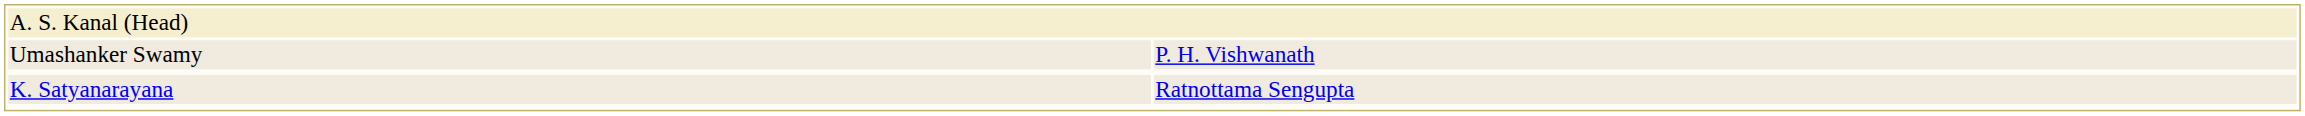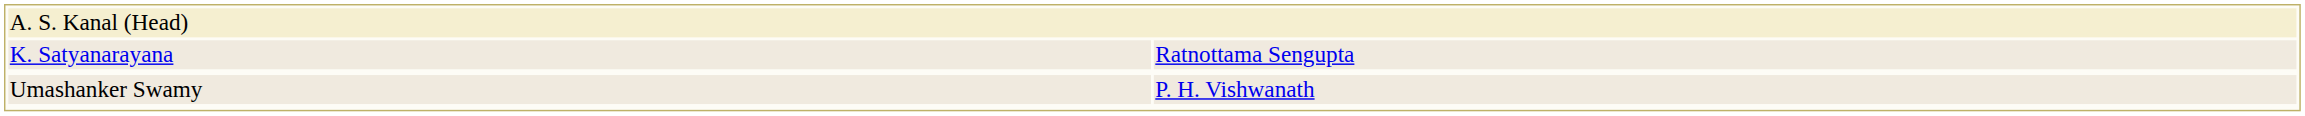rows swapped: (106, 54) <-> (92, 89)
